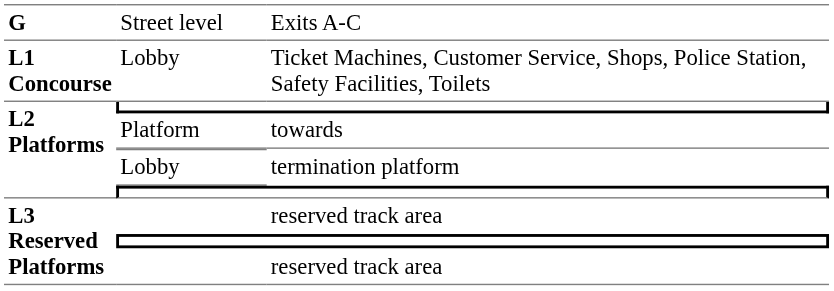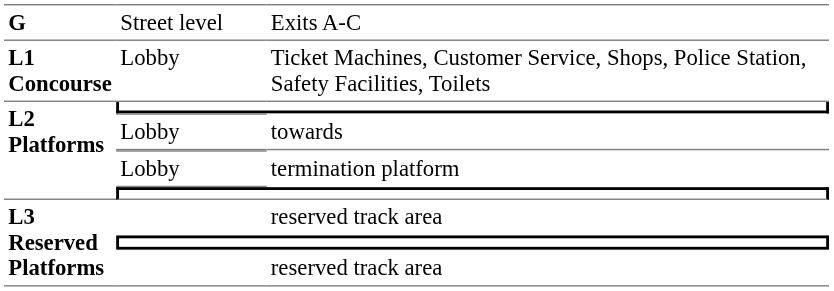(160, 130) Platform -> (150, 131) Lobby
